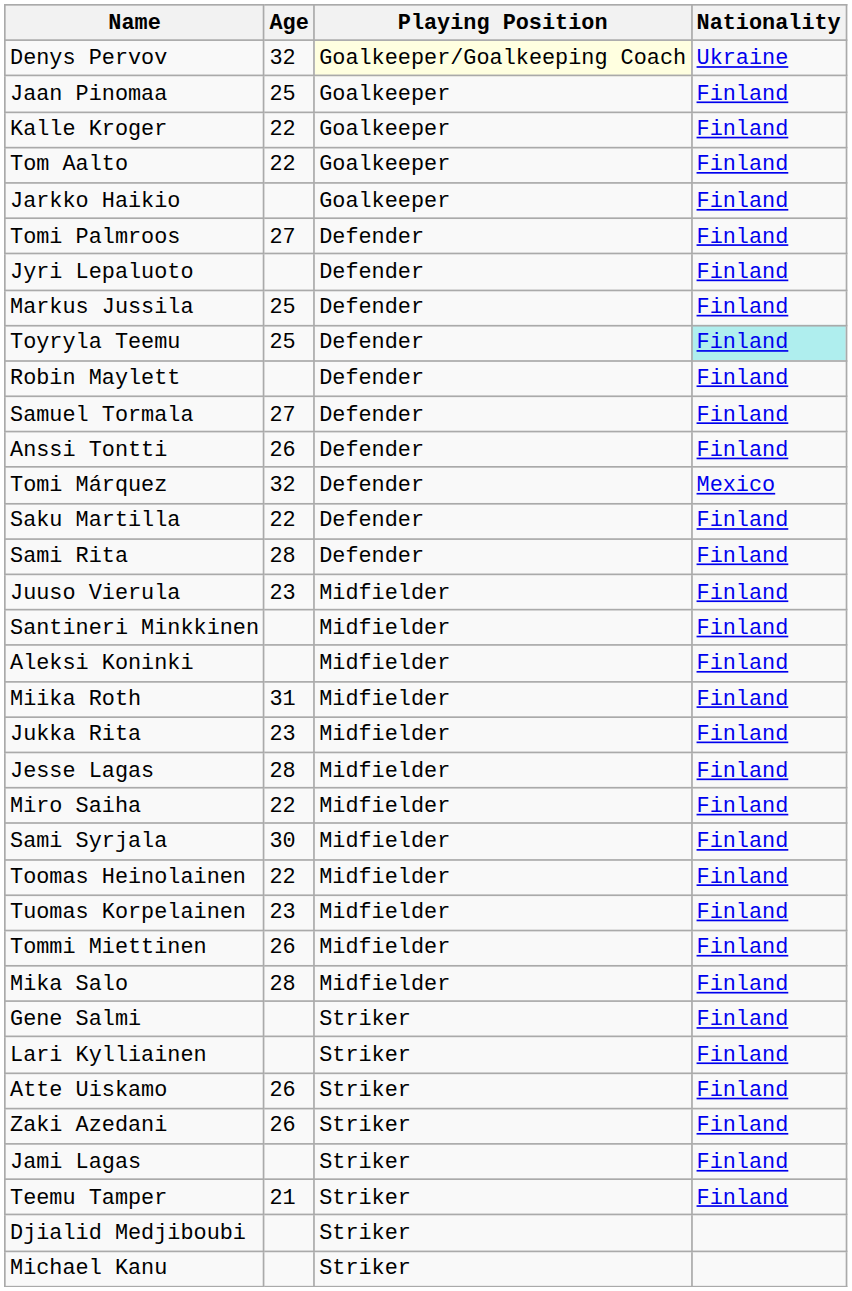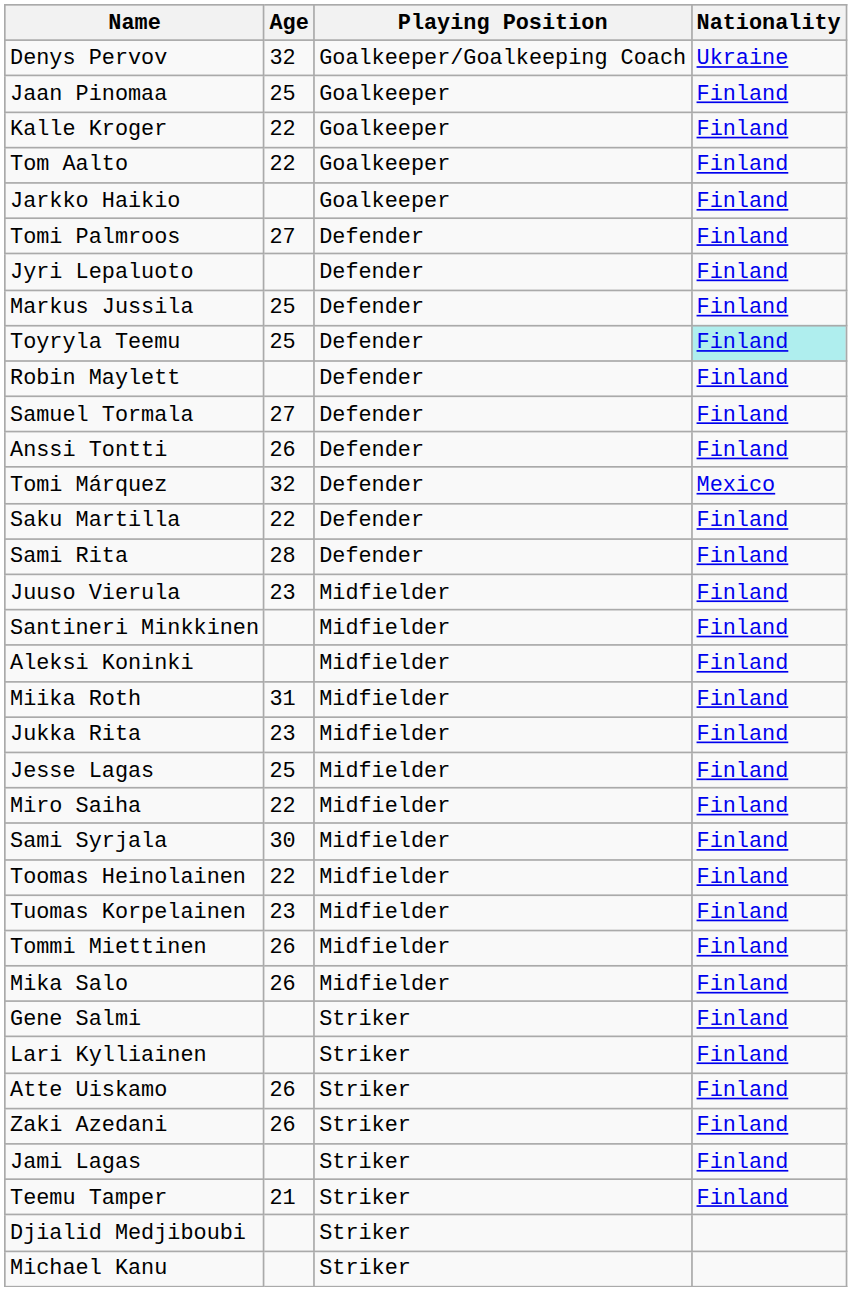(503, 58) lightyellow background -> (503, 58) no background
(283, 770) 28 -> (283, 770) 25
(283, 984) 28 -> (283, 984) 26
